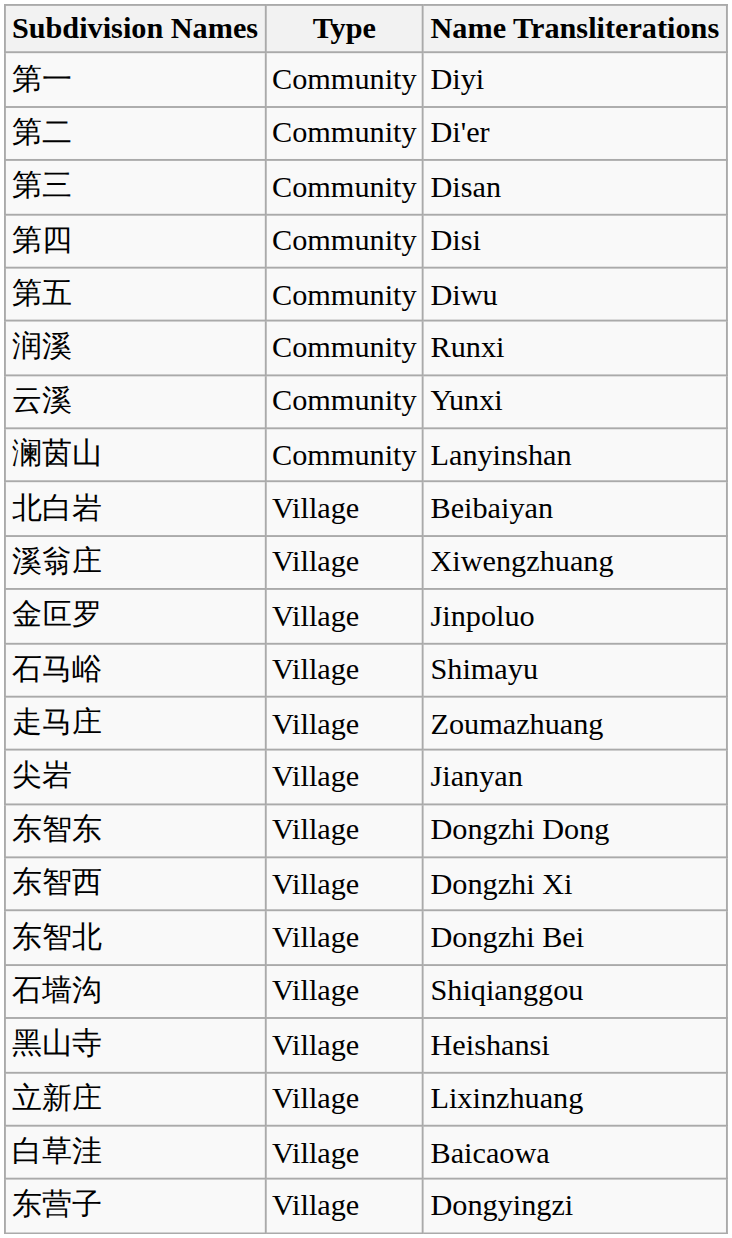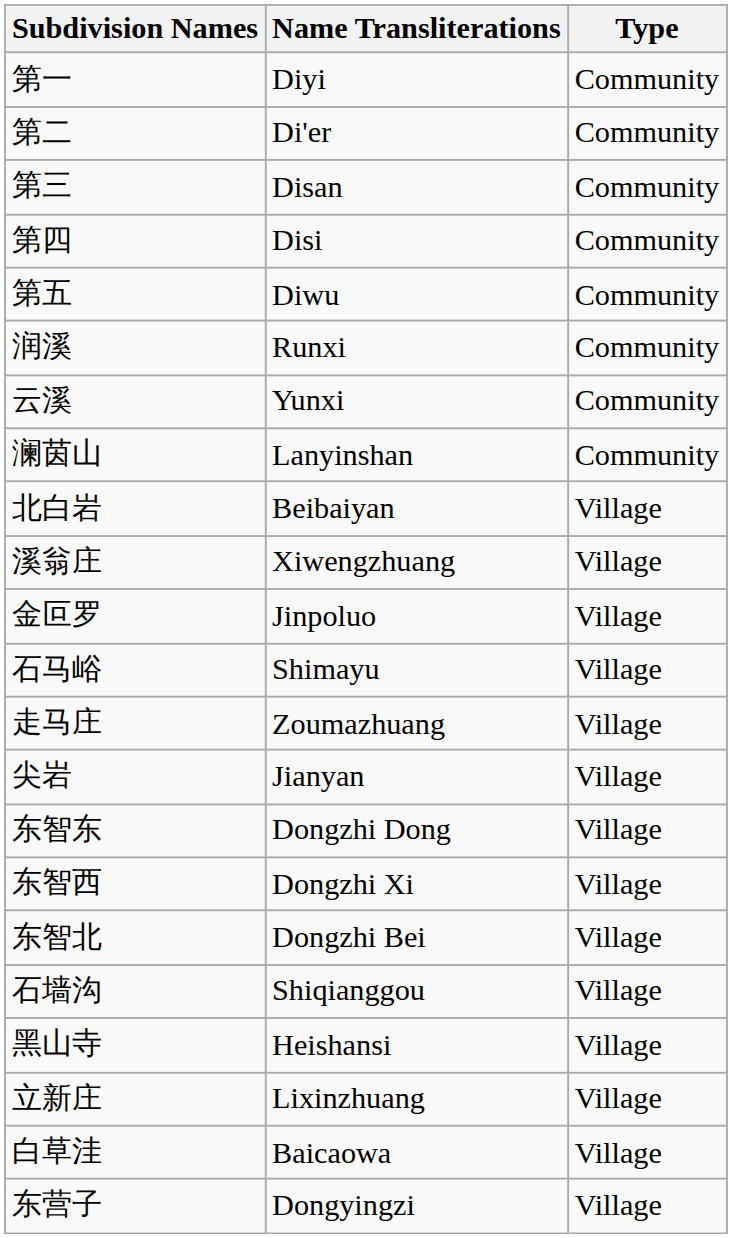columns swapped: (575, 28) <-> (344, 28)
